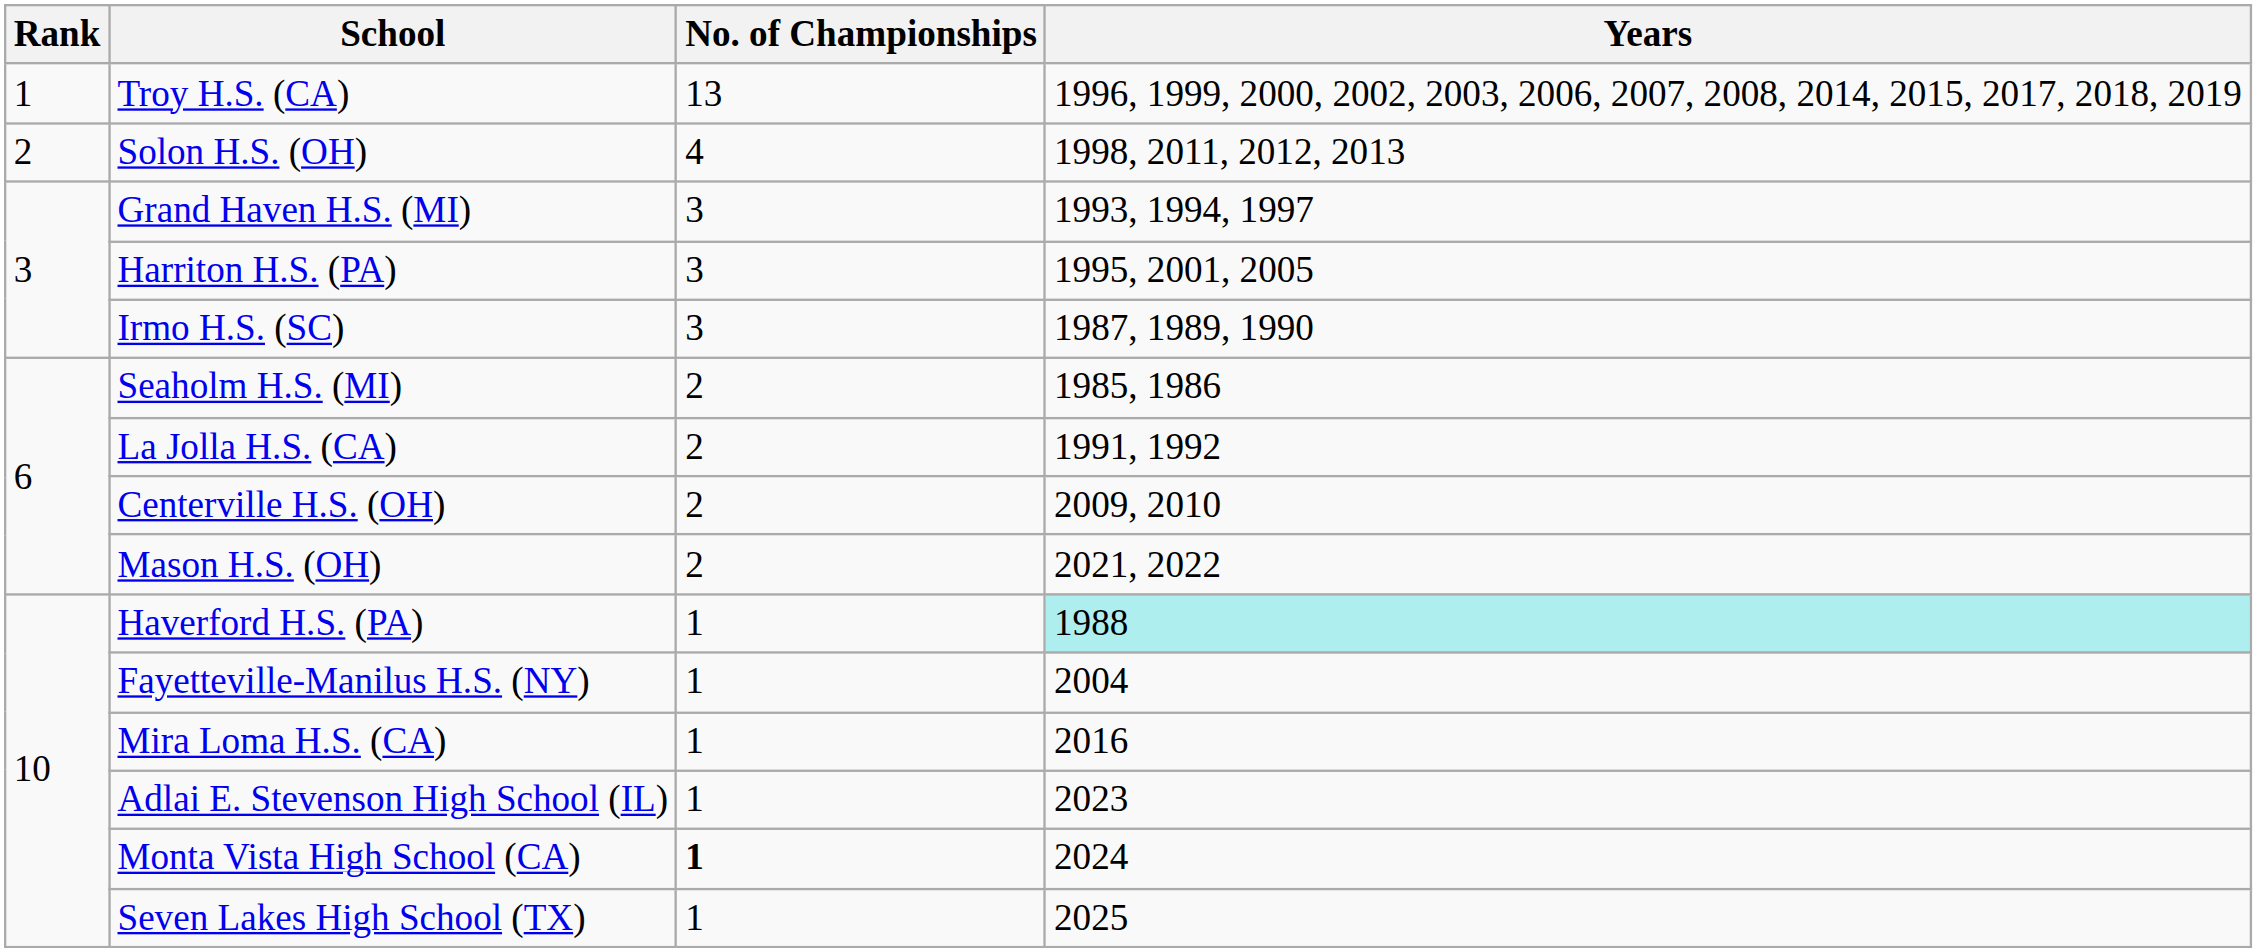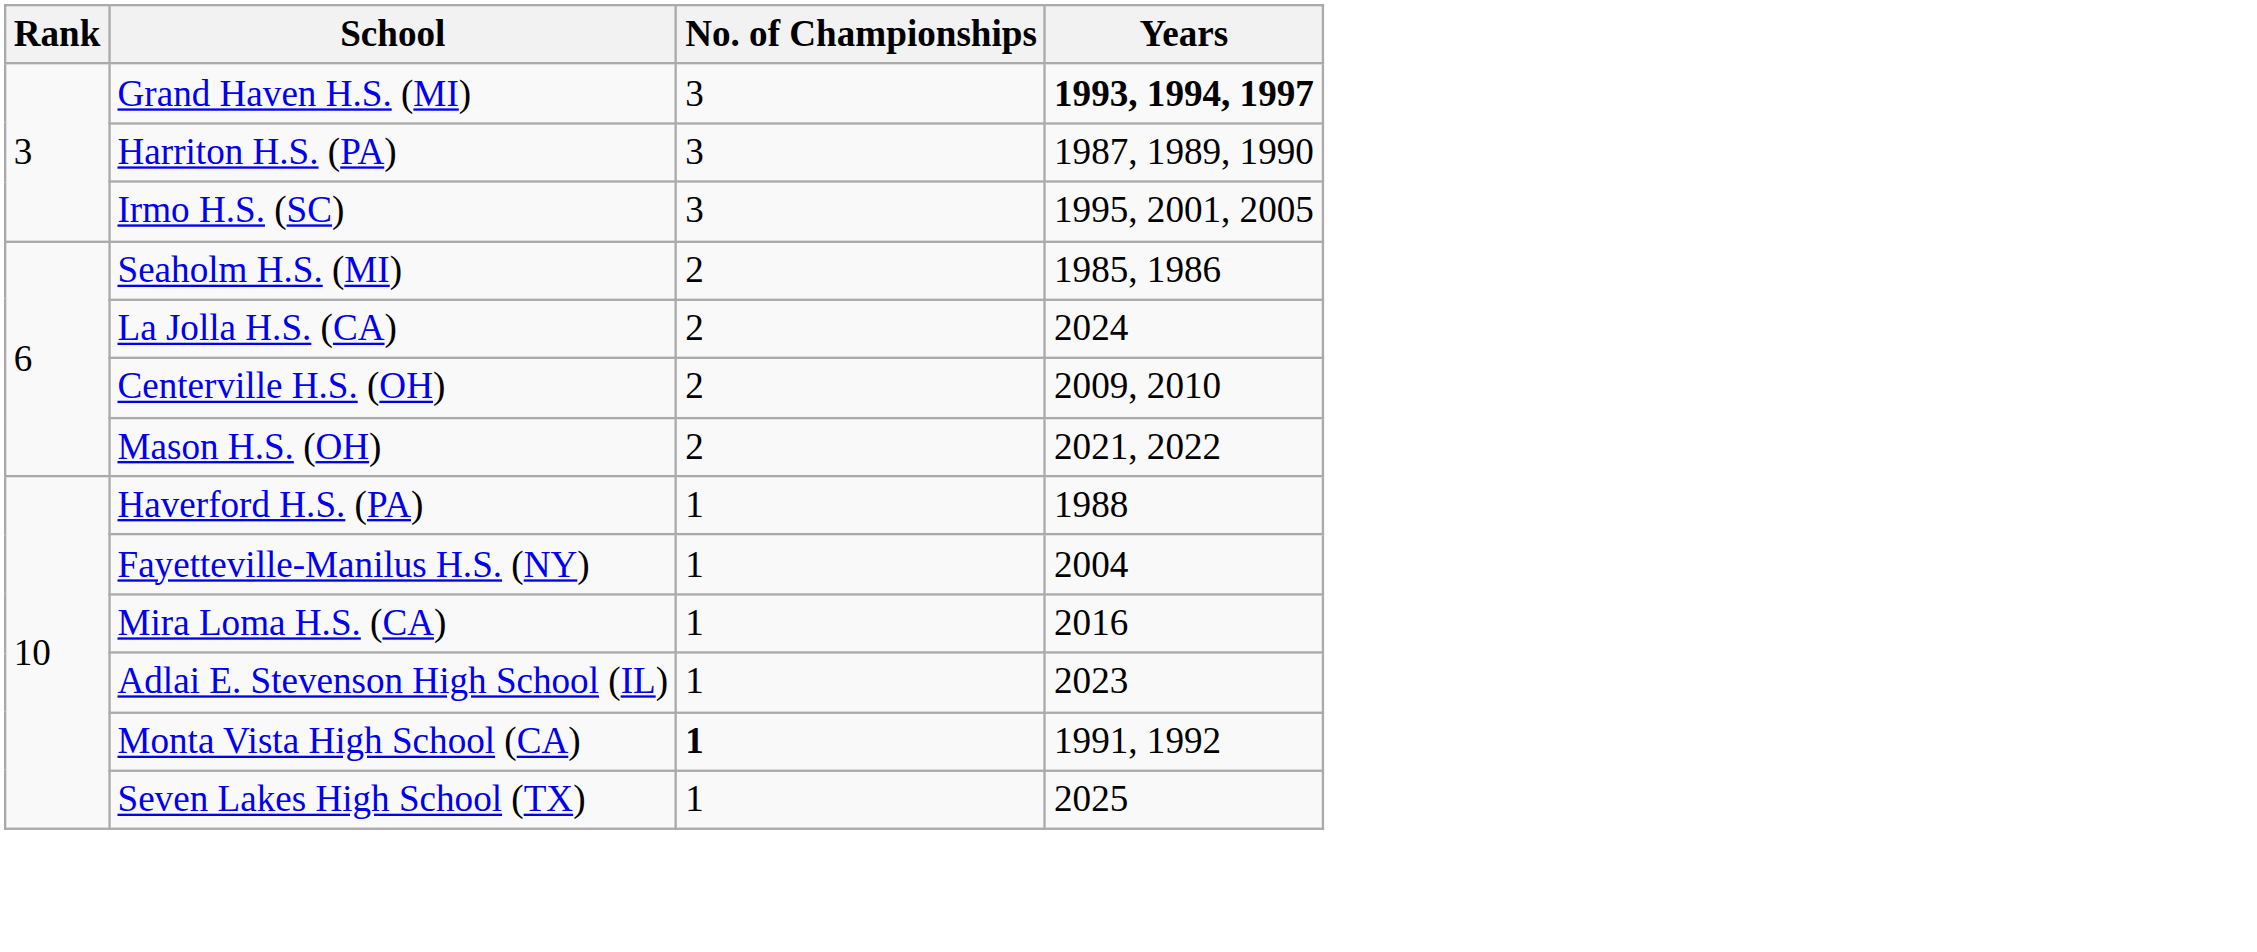- row: (233, 92)
- row: (242, 151)
(1184, 210) normal -> (1184, 92) bold
(1184, 269) 1995, 2001, 2005 -> (1184, 151) 1987, 1989, 1990
(1184, 328) 1987, 1989, 1990 -> (1184, 210) 1995, 2001, 2005
(1138, 446) 1991, 1992 -> (1091, 328) 2024
(1091, 622) paleturquoise background -> (1091, 504) no background
(1091, 858) 2024 -> (1138, 740) 1991, 1992
